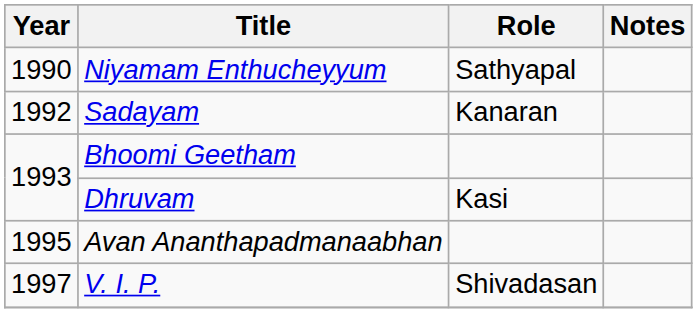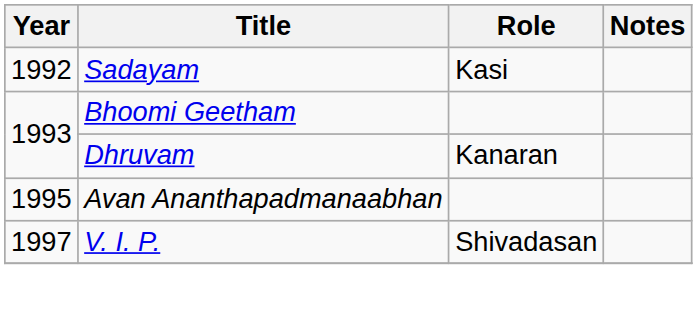- row: (235, 69)
(507, 112) Kanaran -> (482, 69) Kasi
(482, 198) Kasi -> (507, 155) Kanaran
